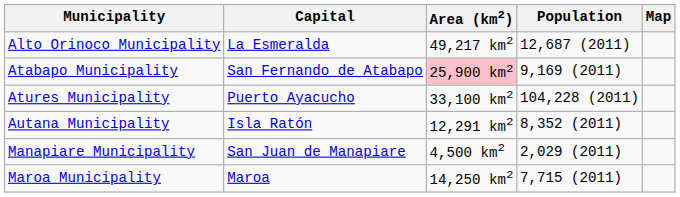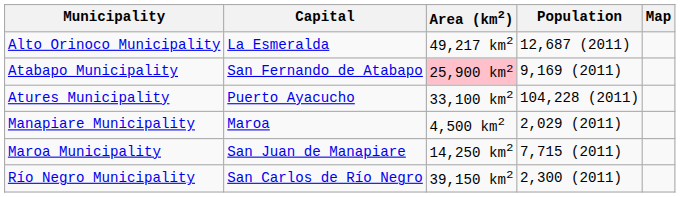- row: (89, 125)
(317, 152) San Juan de Manapiare -> (249, 125) Maroa
(249, 178) Maroa -> (317, 152) San Juan de Manapiare
+ row: (101, 178)
